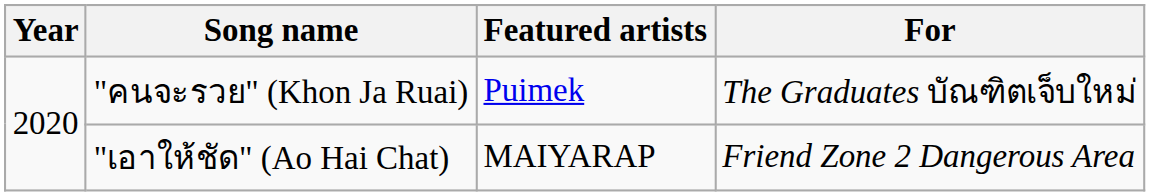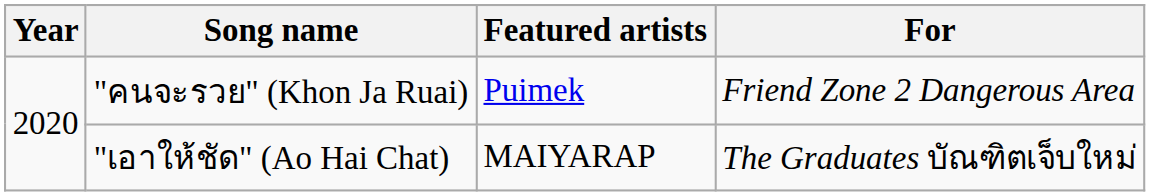(930, 91) The Graduates บัณฑิตเจ็บใหม่ -> (929, 90) Friend Zone 2 Dangerous Area
(929, 156) Friend Zone 2 Dangerous Area -> (930, 157) The Graduates บัณฑิตเจ็บใหม่
